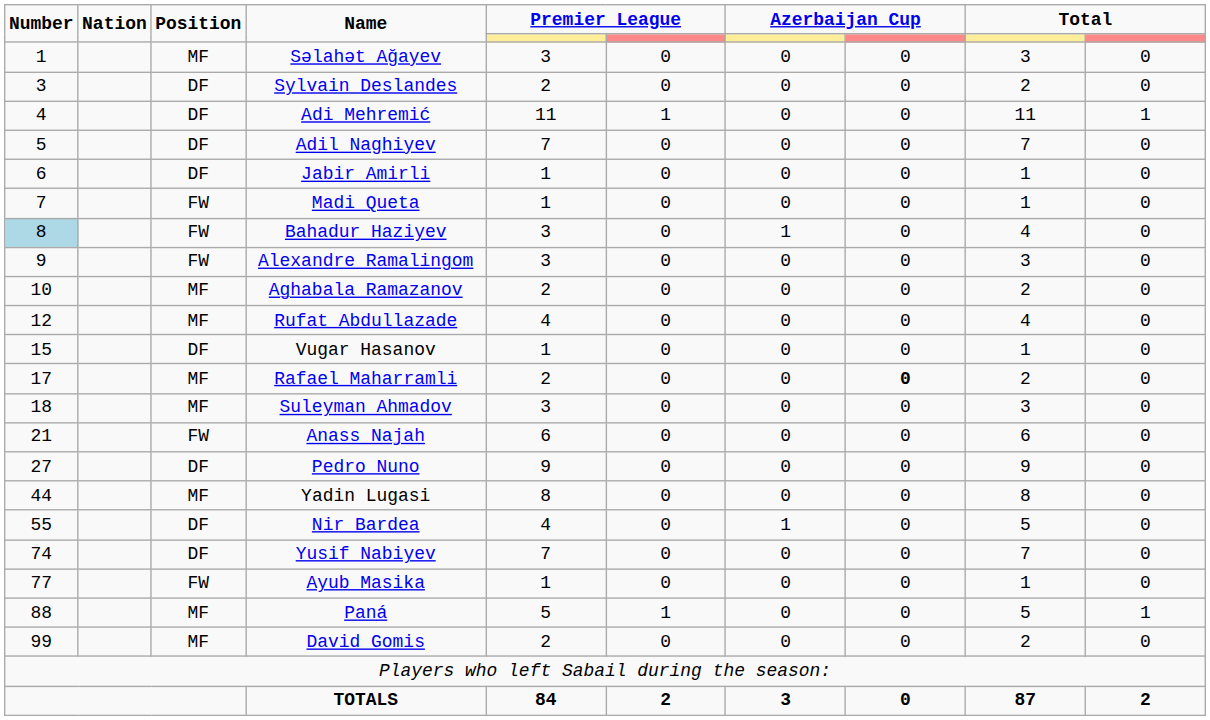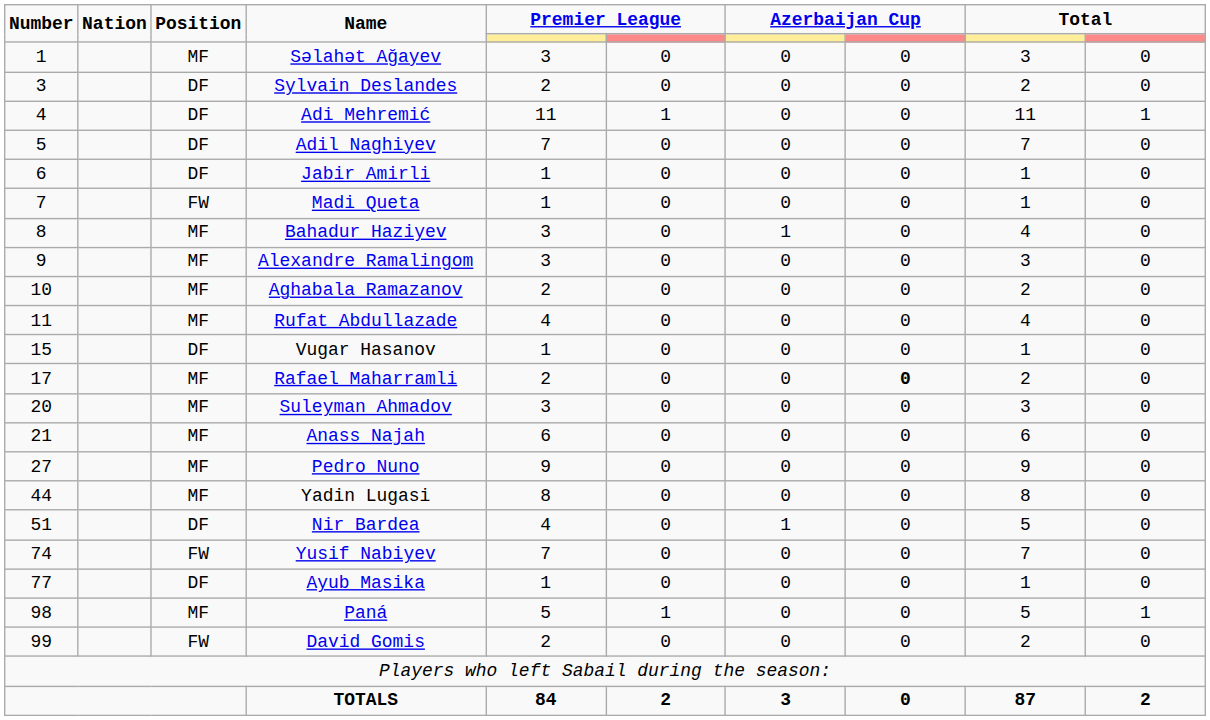(41, 233) lightblue background -> (41, 233) no background
(198, 233) FW -> (198, 233) MF
(198, 262) FW -> (198, 262) MF
(41, 320) 12 -> (41, 320) 11
(41, 408) 18 -> (41, 408) 20
(198, 437) FW -> (198, 437) MF
(198, 466) DF -> (198, 466) MF
(41, 525) 55 -> (41, 525) 51
(198, 554) DF -> (198, 554) FW
(198, 583) FW -> (198, 583) DF
(41, 613) 88 -> (41, 613) 98
(198, 642) MF -> (198, 642) FW
